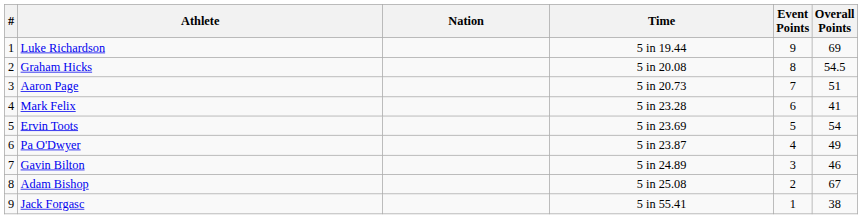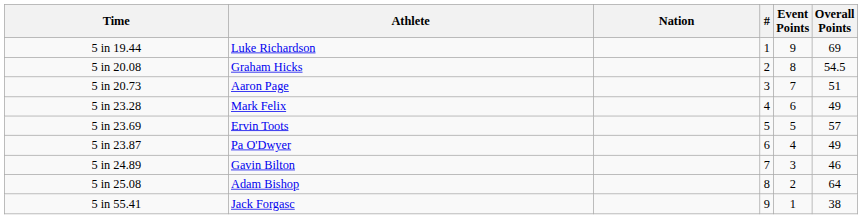columns swapped: (11, 21) <-> (662, 21)
(835, 106) 41 -> (835, 106) 49
(835, 125) 54 -> (835, 125) 57
(835, 184) 67 -> (835, 184) 64
